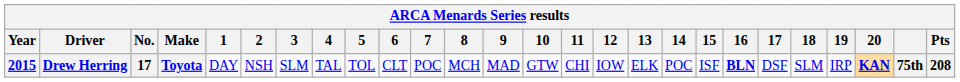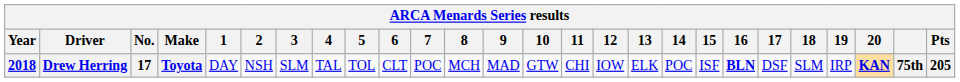(22, 65) 2015 -> (22, 65) 2018
(940, 65) 208 -> (940, 65) 205
